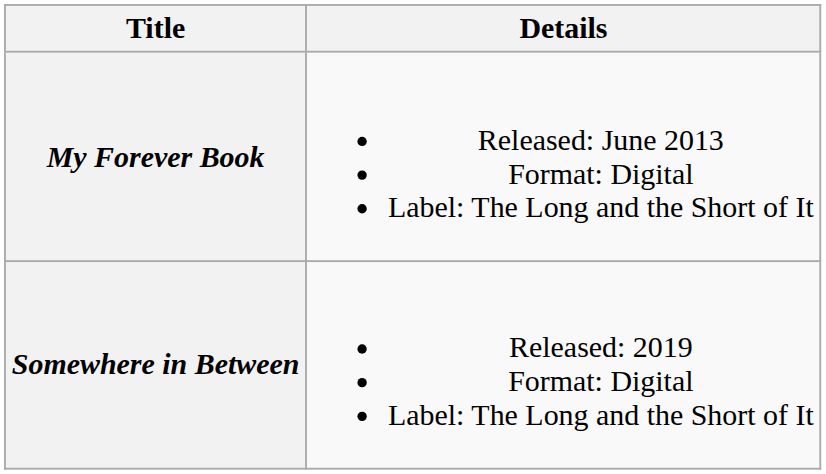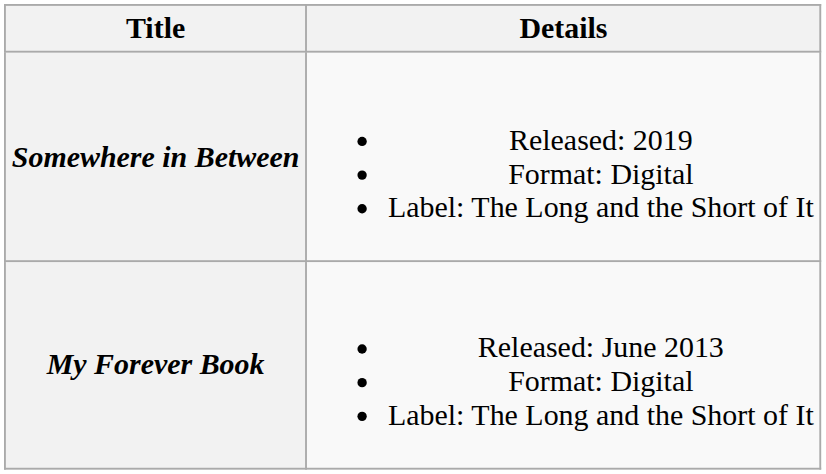rows swapped: (156, 156) <-> (156, 364)
